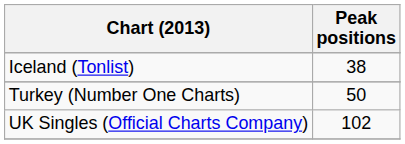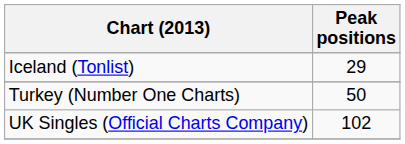(356, 67) 38 -> (356, 67) 29
